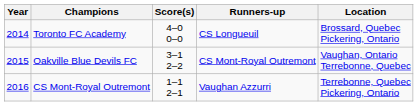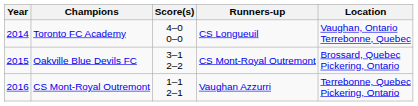(360, 33) Brossard, Quebec Pickering, Ontario -> (366, 33) Vaughan, Ontario Terrebonne, Quebec
(366, 60) Vaughan, Ontario Terrebonne, Quebec -> (360, 60) Brossard, Quebec Pickering, Ontario
